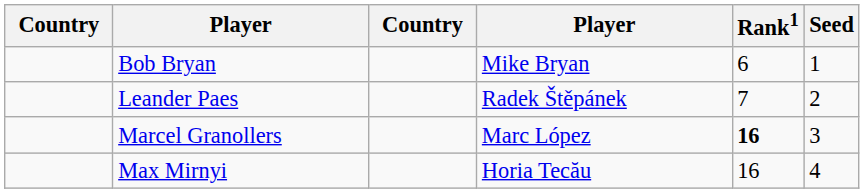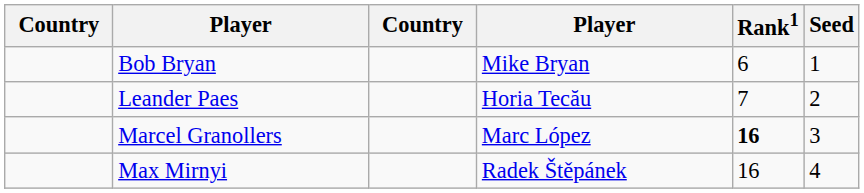(554, 99) Radek Štěpánek -> (537, 99) Horia Tecău
(537, 170) Horia Tecău -> (554, 170) Radek Štěpánek
